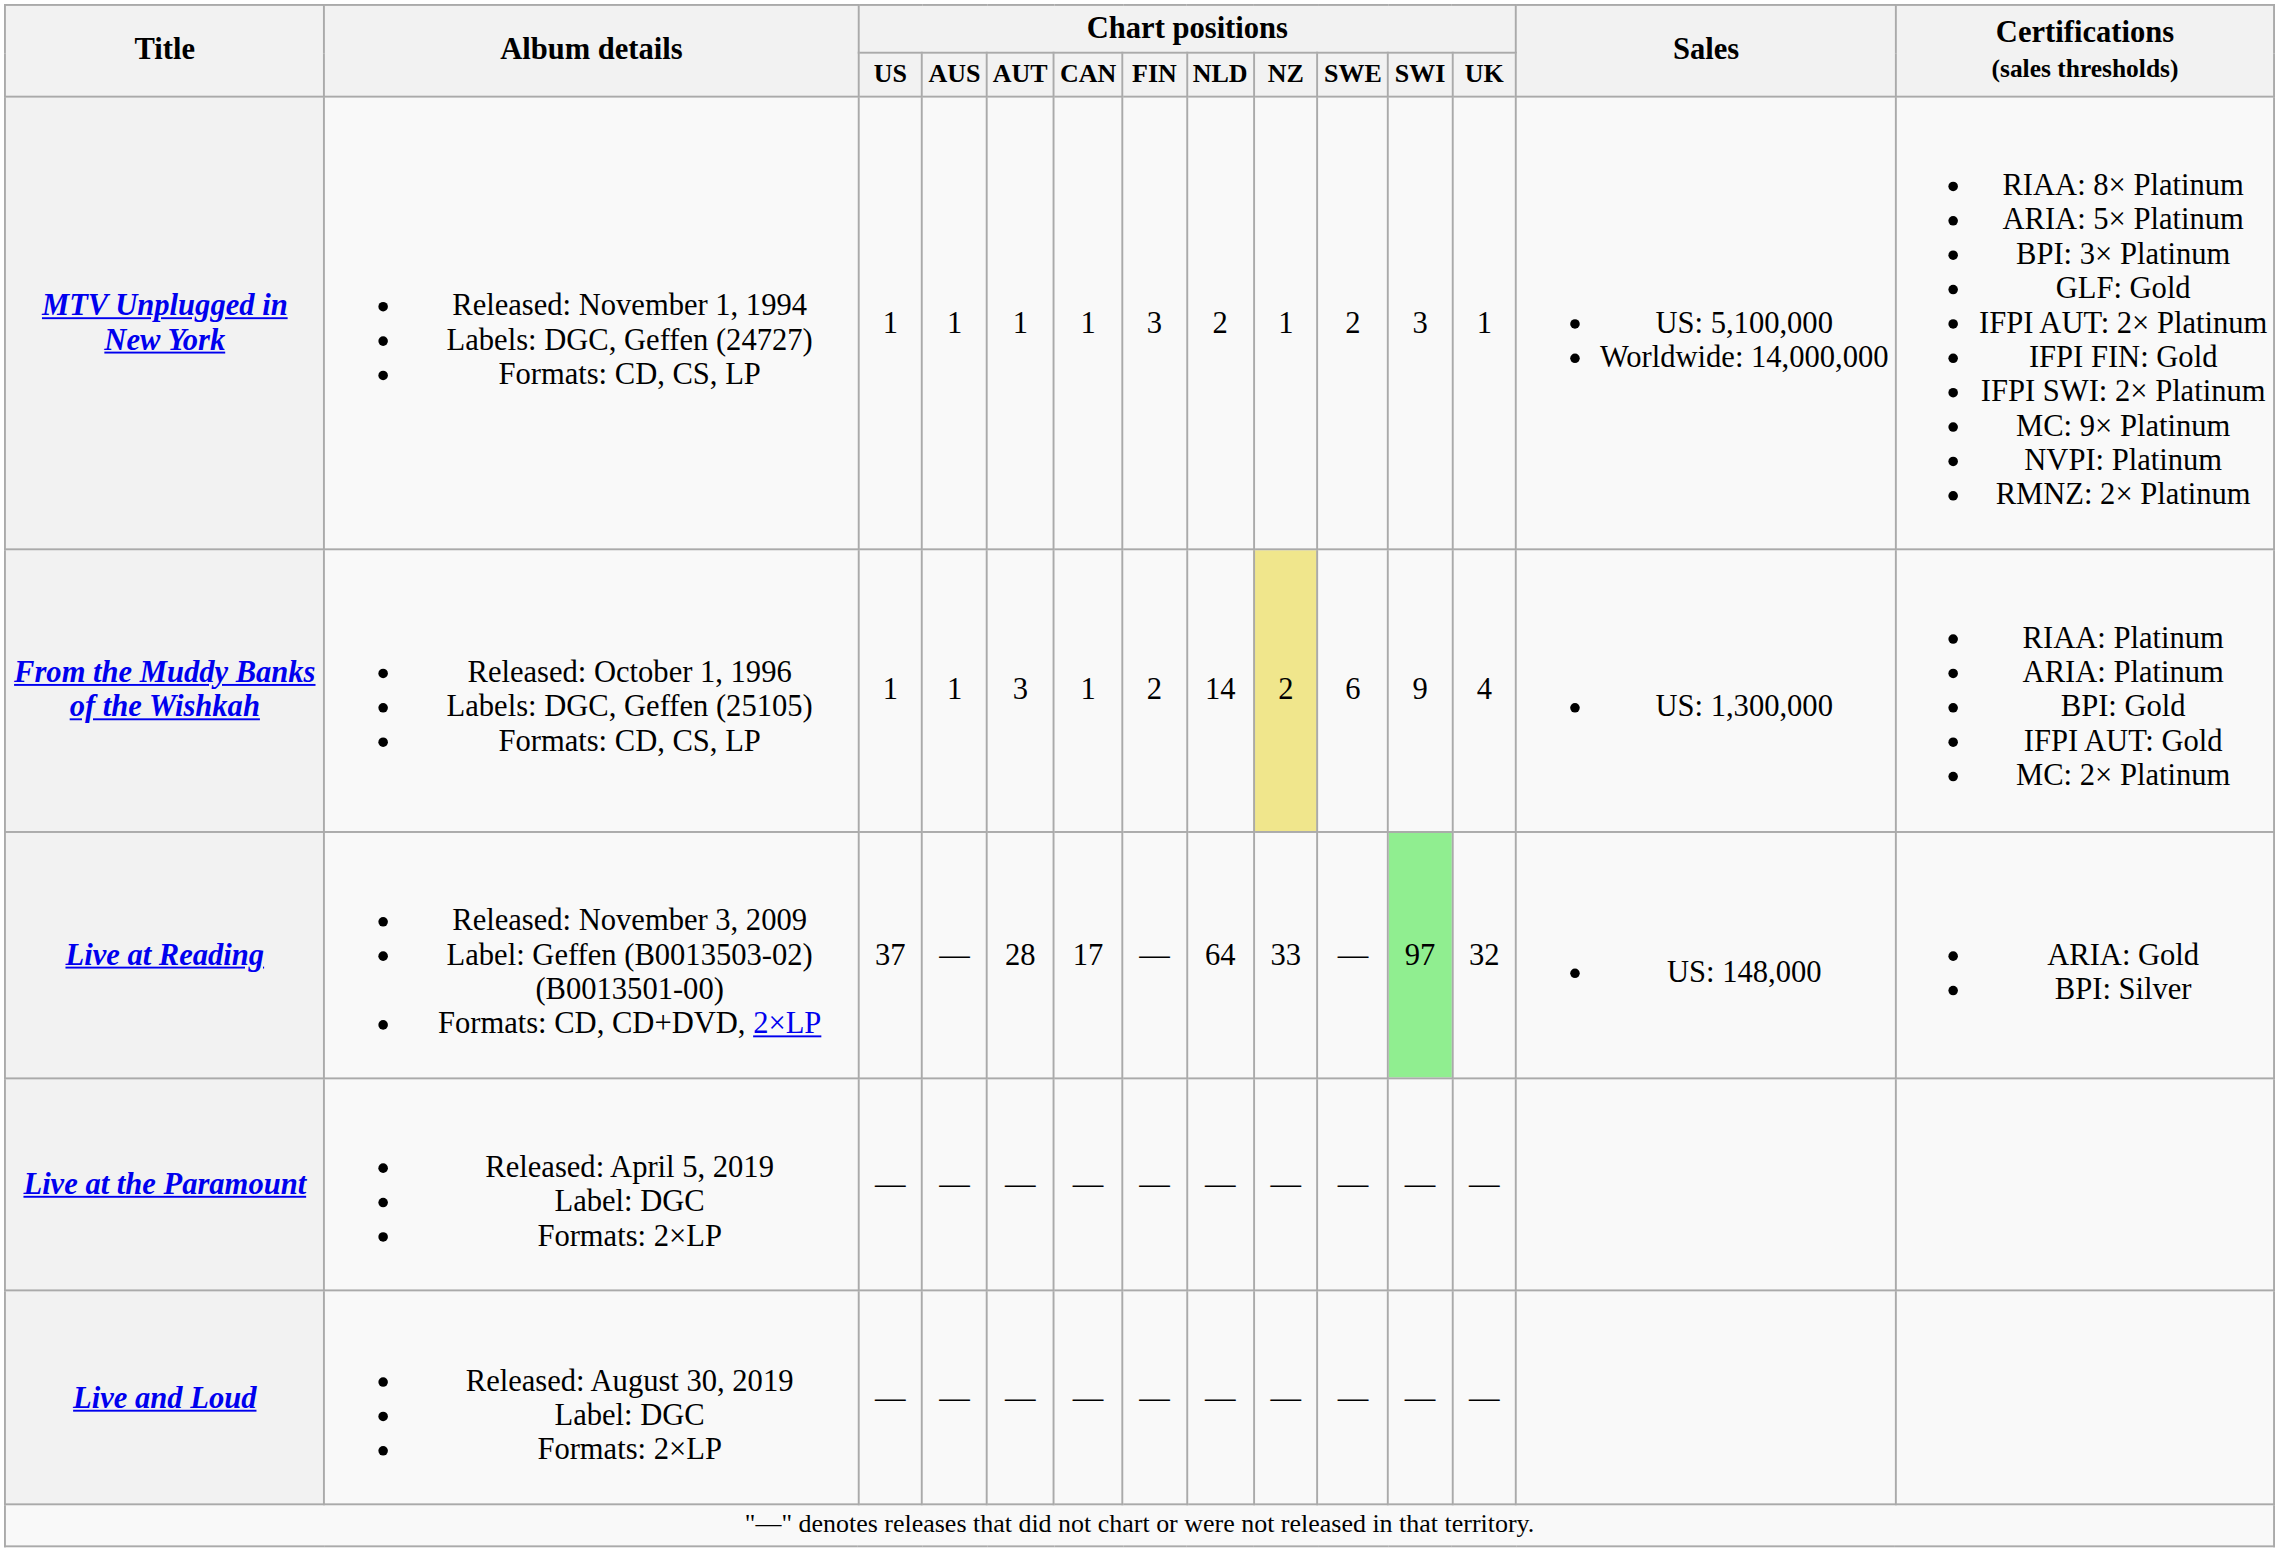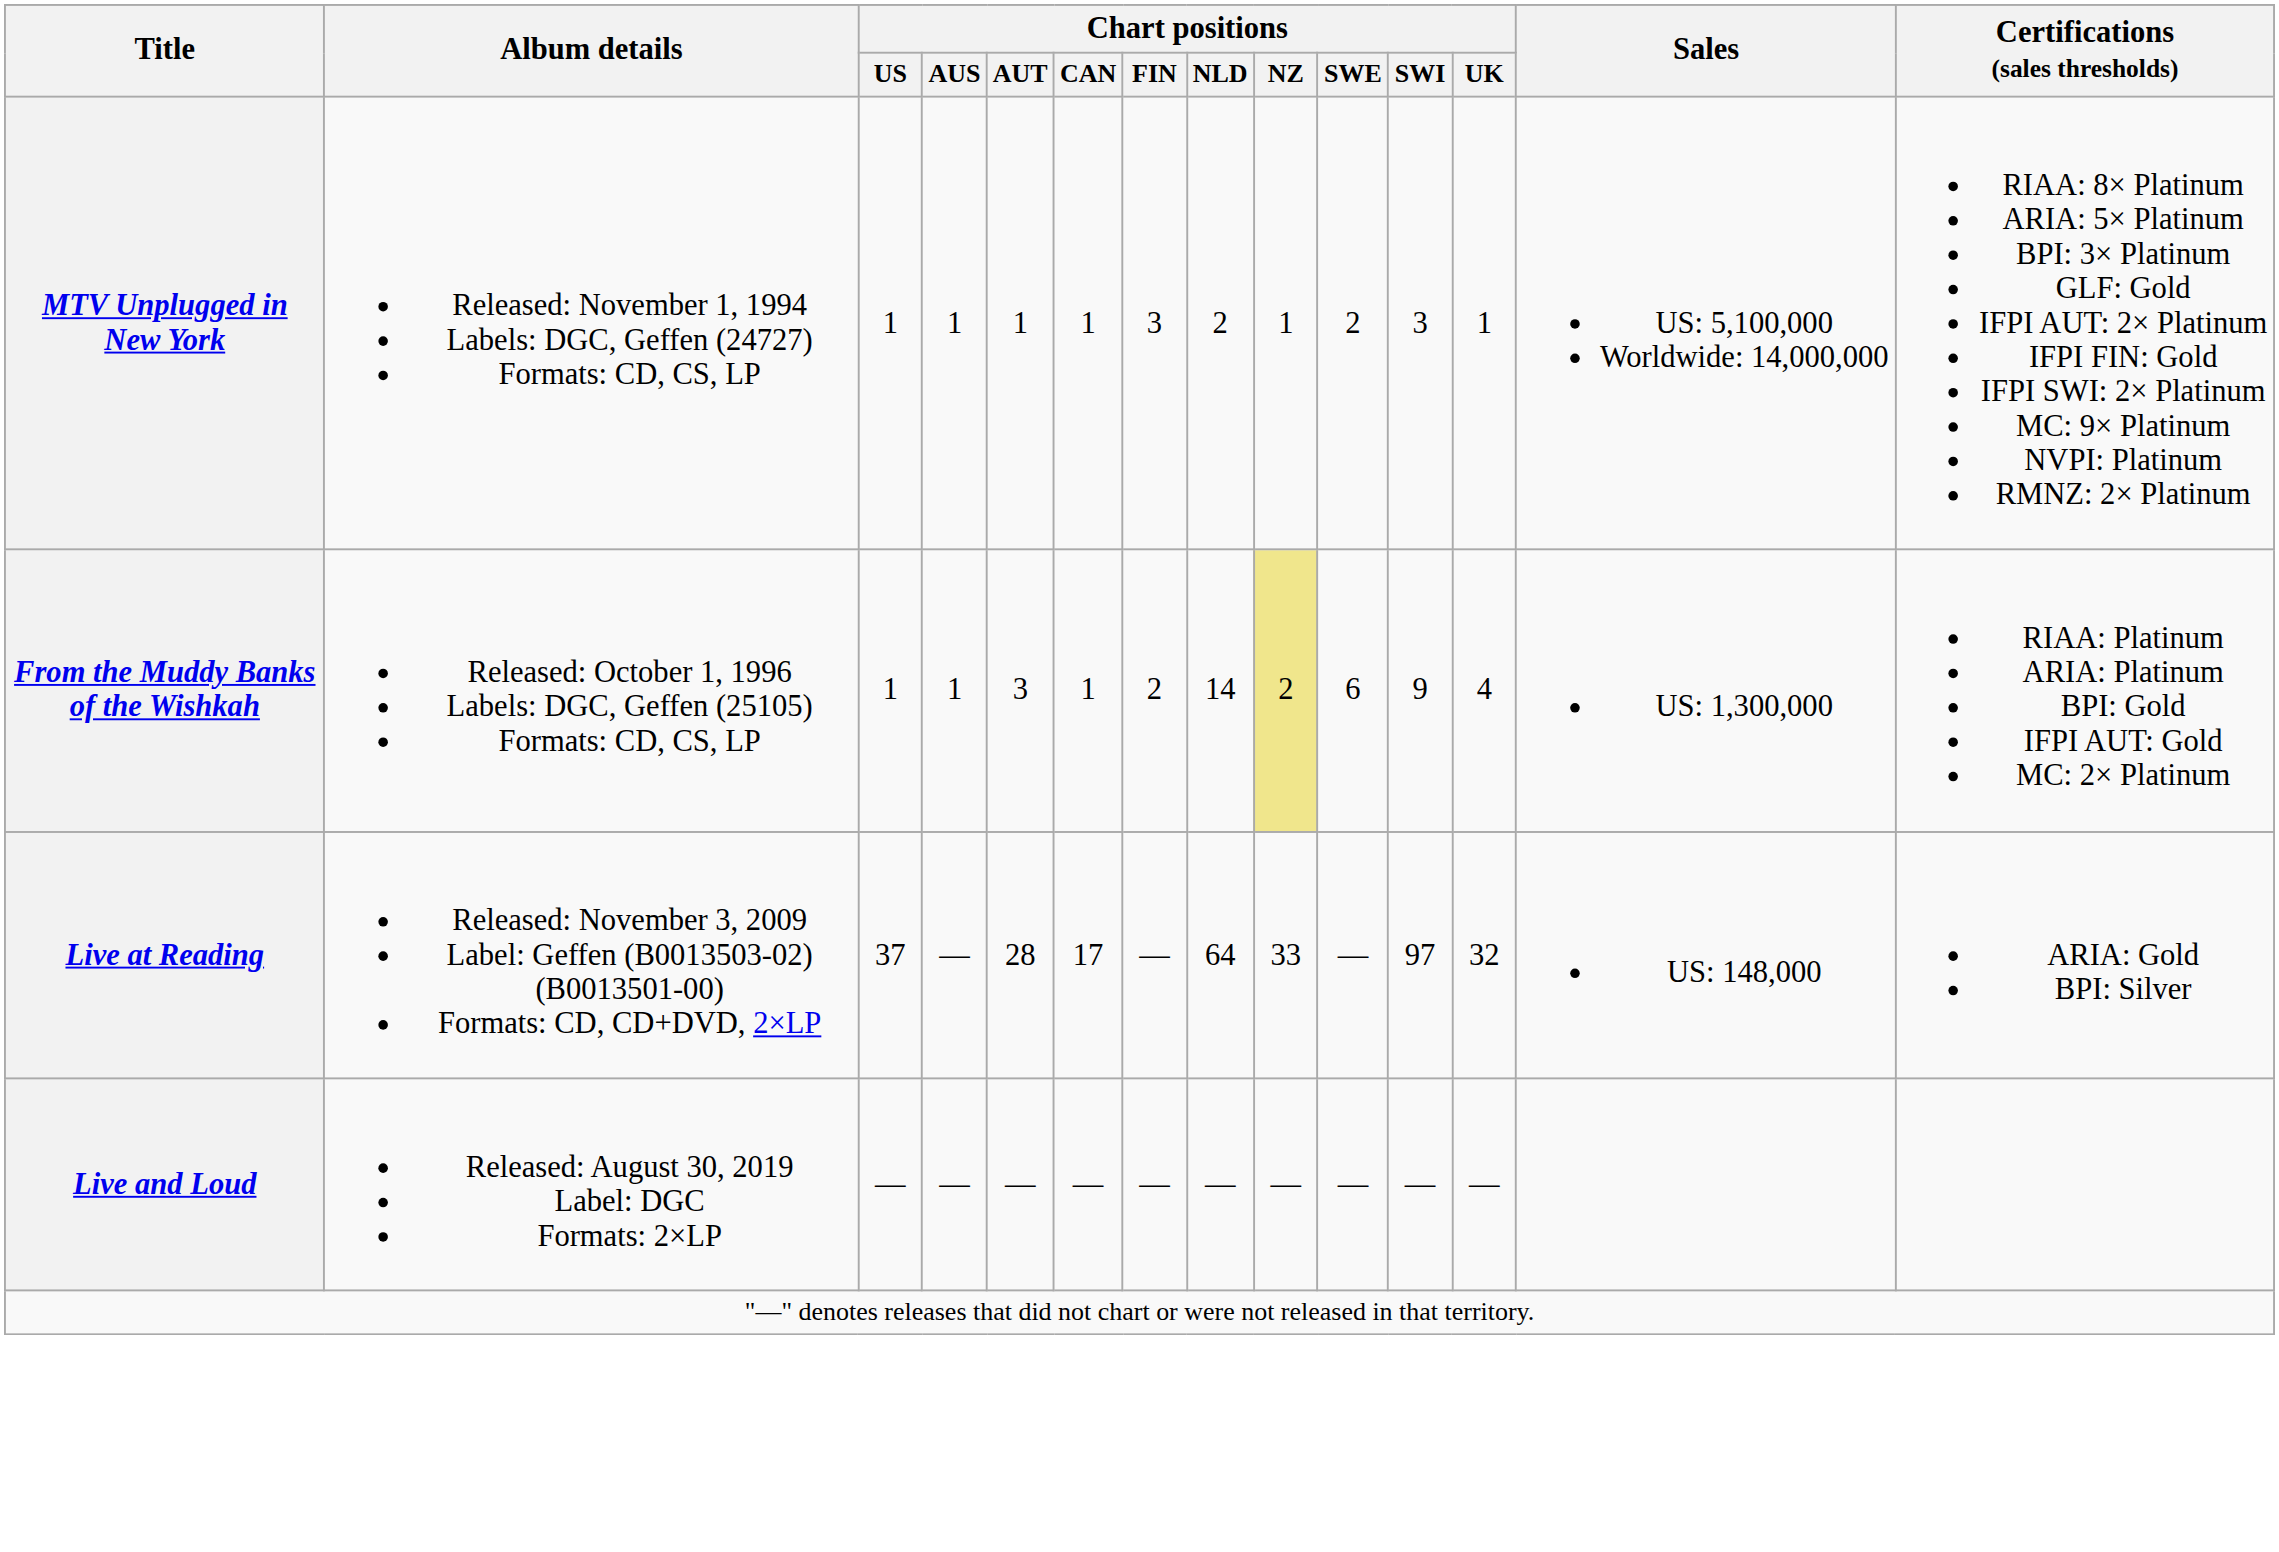(1420, 954) lightgreen background -> (1420, 954) no background
- row: (165, 1184)
